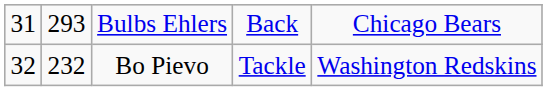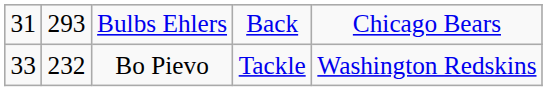(23, 64) 32 -> (23, 64) 33
